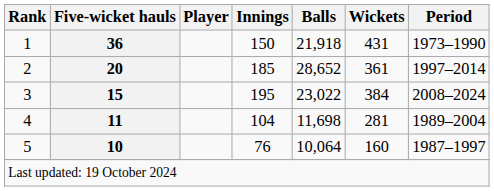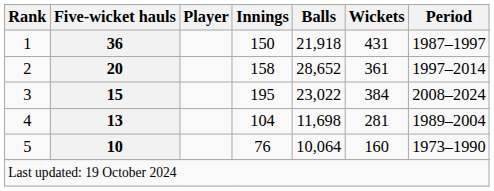(449, 43) 1973–1990 -> (449, 43) 1987–1997
(263, 69) 185 -> (263, 69) 158
(115, 120) 11 -> (115, 120) 13
(449, 146) 1987–1997 -> (449, 146) 1973–1990
